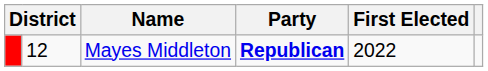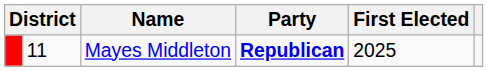(37, 50) 12 -> (37, 50) 11
(375, 50) 2022 -> (375, 50) 2025
